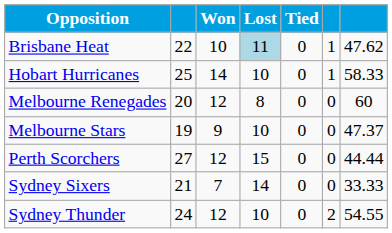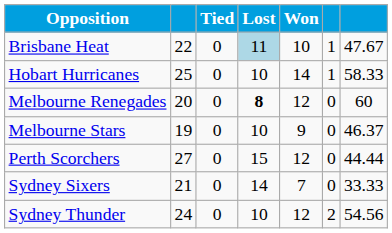columns swapped: (218, 18) <-> (302, 18)
(364, 46) 47.62 -> (364, 46) 47.67
(260, 102) normal -> (259, 102) bold
(364, 130) 47.37 -> (364, 130) 46.37
(364, 213) 54.55 -> (364, 213) 54.56
